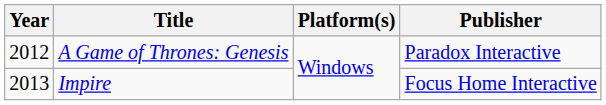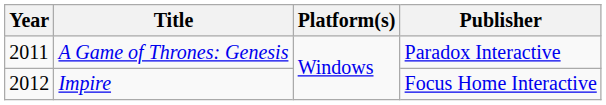(29, 52) 2012 -> (29, 52) 2011
(29, 83) 2013 -> (29, 83) 2012
